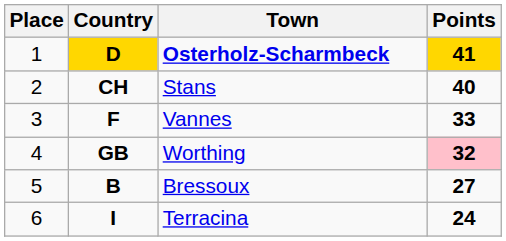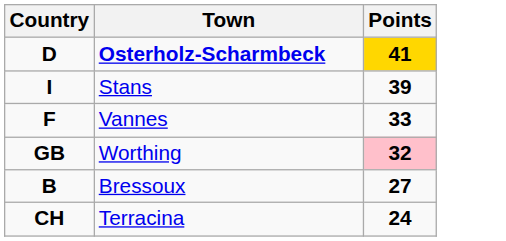- column: (37, 20)
(113, 53) gold background -> (49, 53) no background
(113, 86) CH -> (49, 86) I
(464, 86) 40 -> (400, 86) 39
(113, 218) I -> (49, 218) CH
